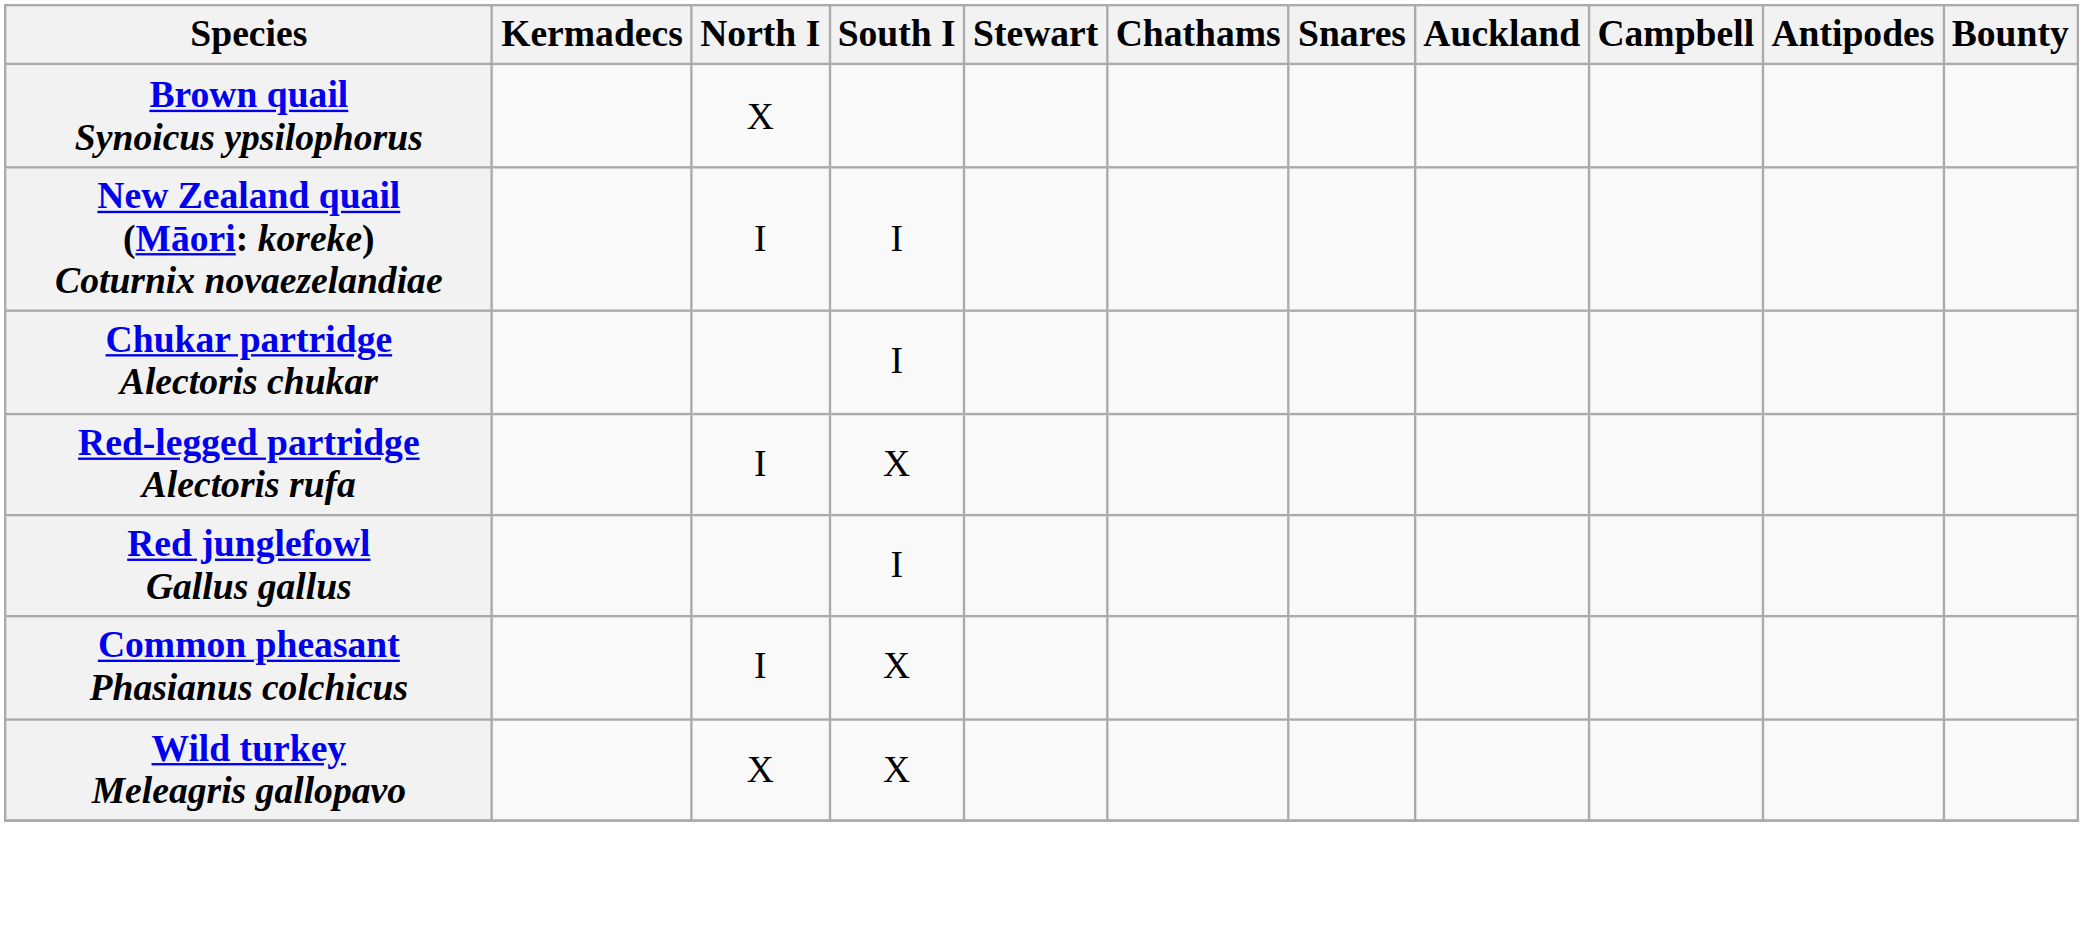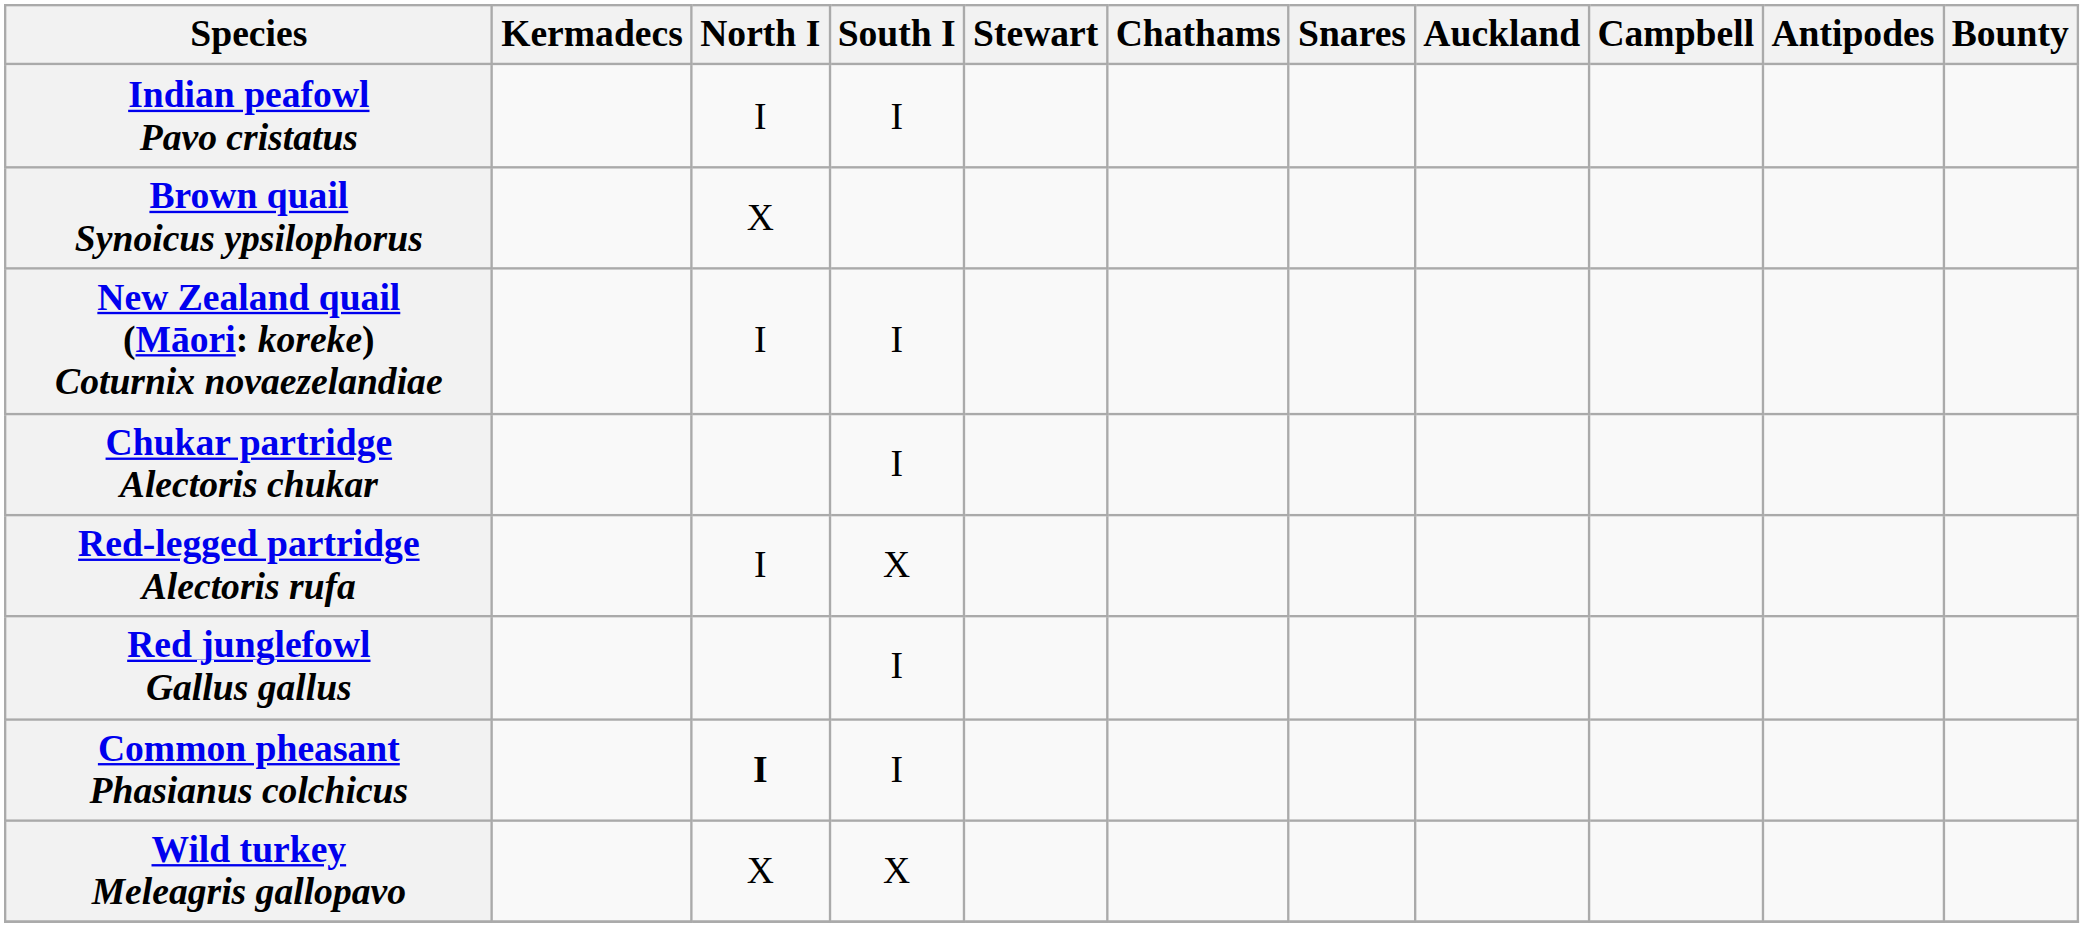+ row: (249, 115)
(760, 667) normal -> (760, 768) bold
(897, 667) X -> (897, 768) I
